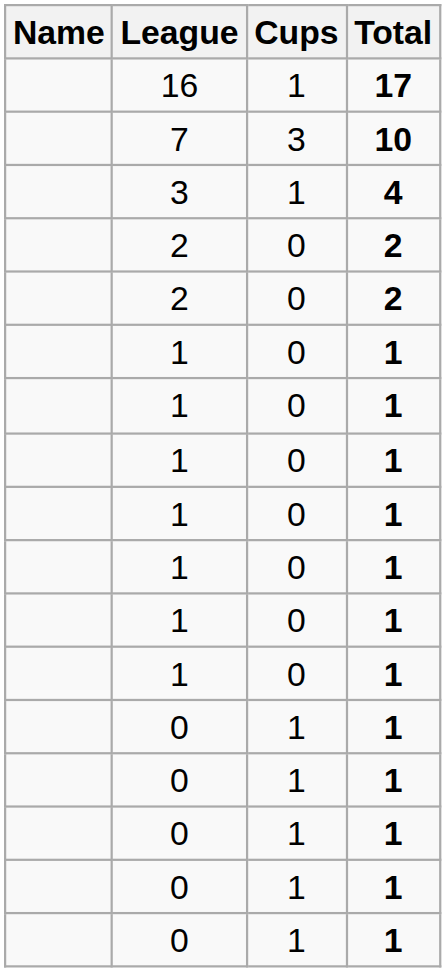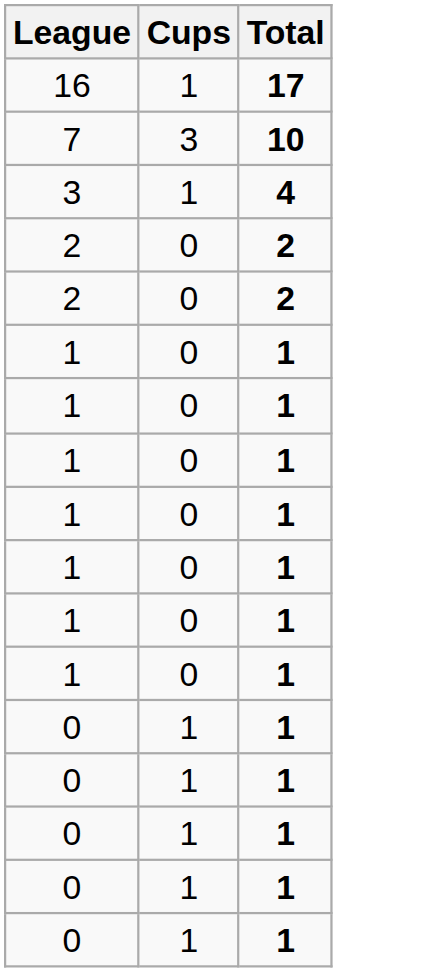- column: (59, 32)
